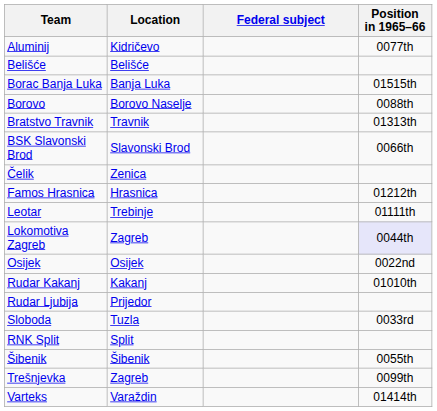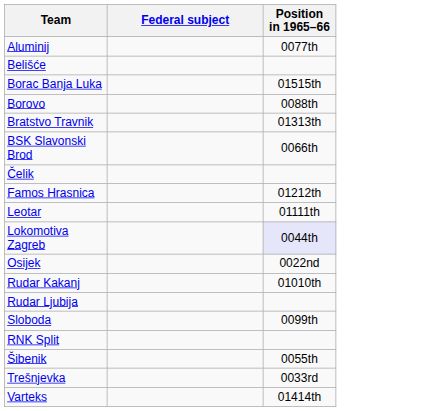- column: (155, 20)
(395, 320) 0033rd -> (299, 320) 0099th
(395, 378) 0099th -> (299, 378) 0033rd
